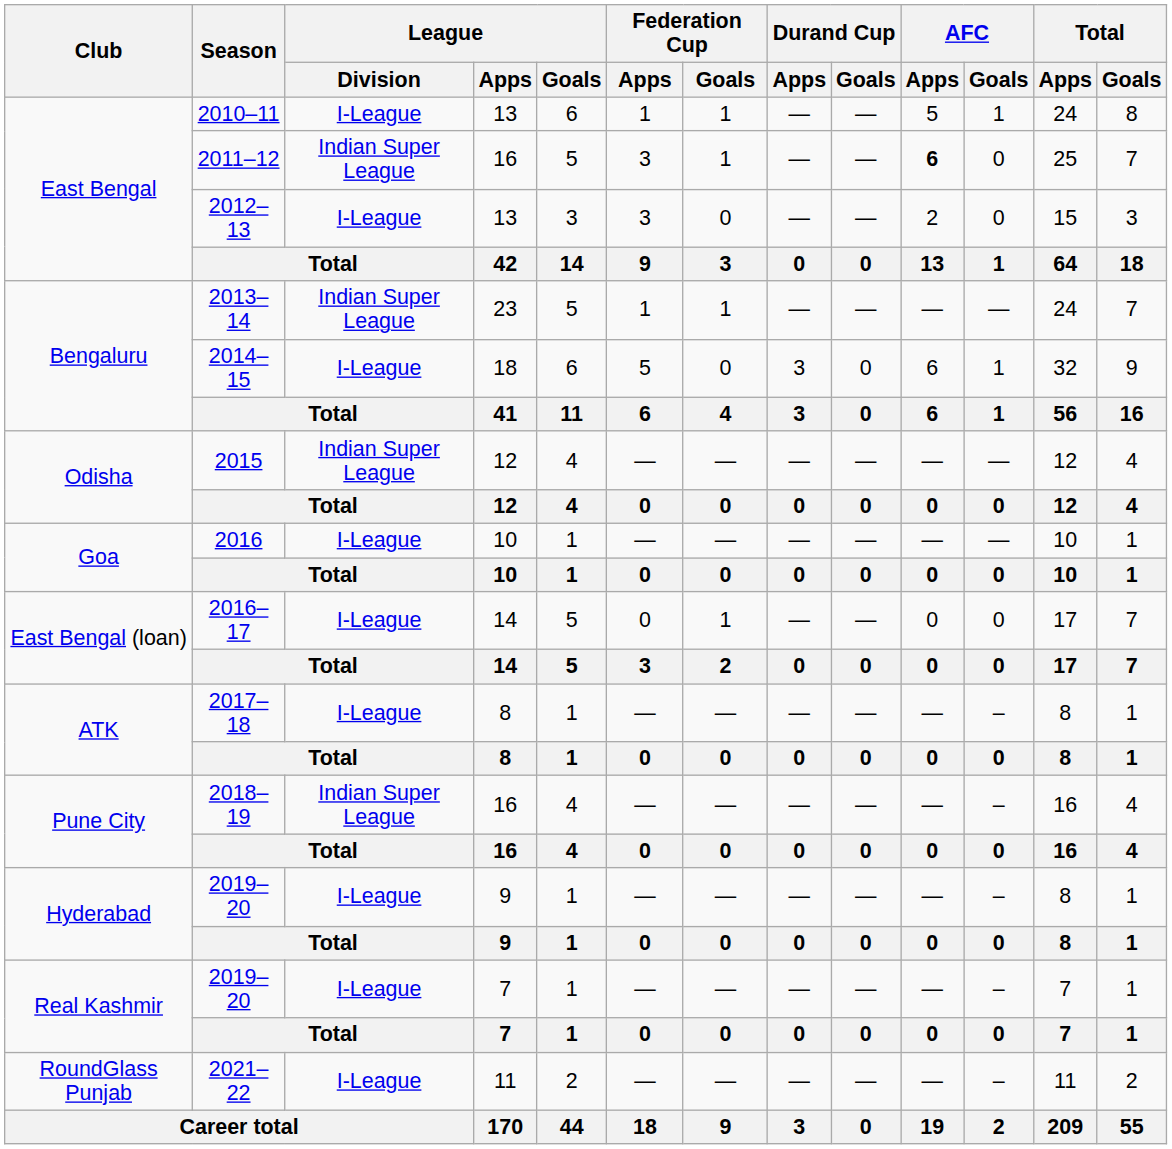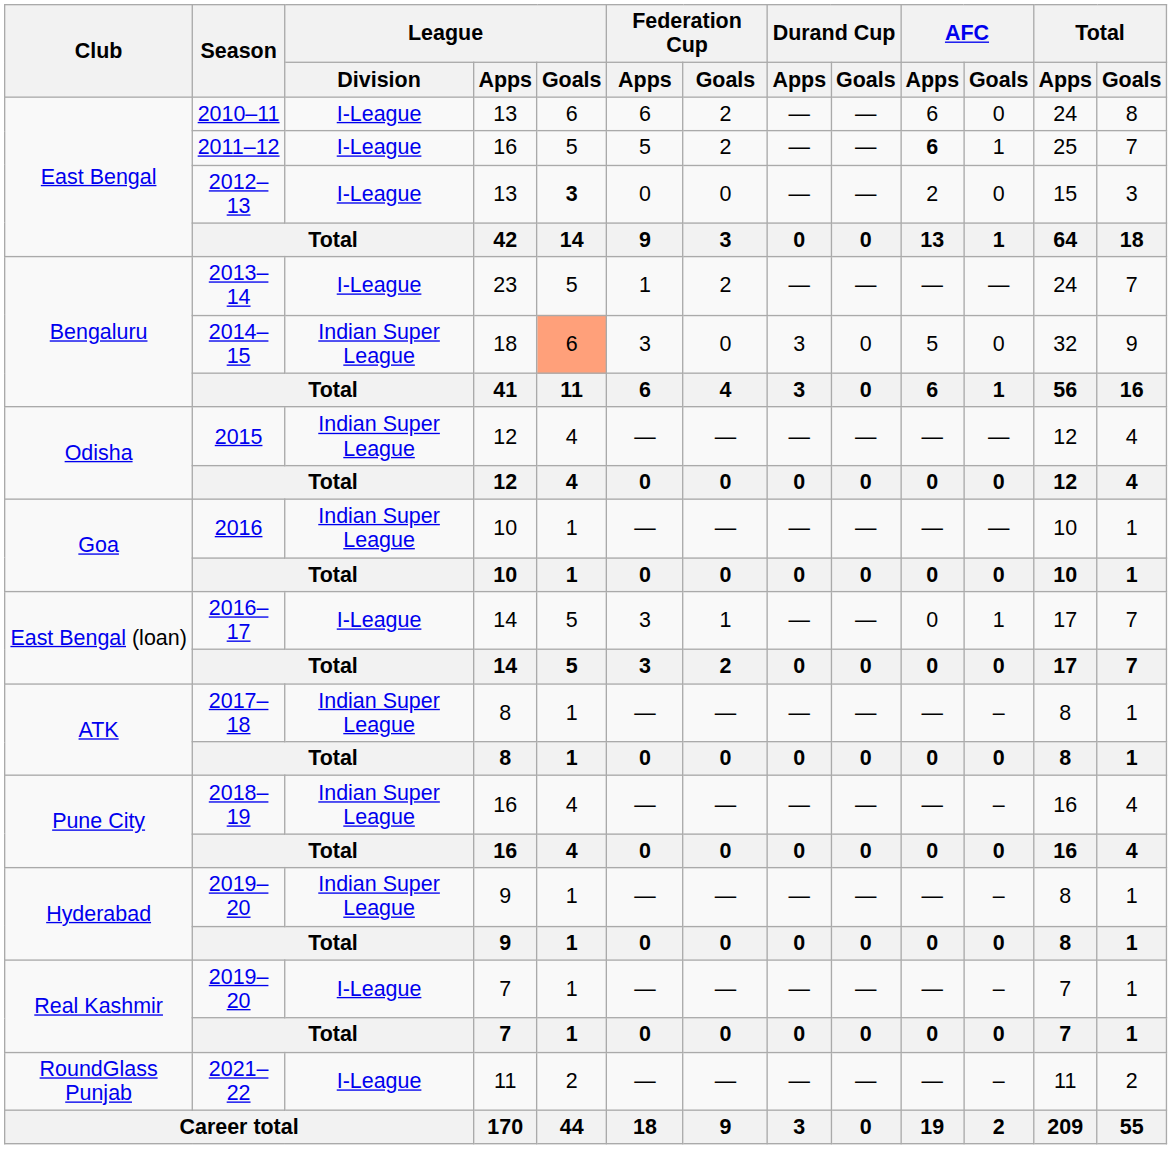(645, 113) 1 -> (645, 113) 6
(725, 113) 1 -> (725, 113) 2
(932, 113) 5 -> (932, 113) 6
(999, 113) 1 -> (999, 113) 0
(379, 159) Indian Super League -> (379, 147) I-League
(645, 159) 3 -> (645, 147) 5
(725, 159) 1 -> (725, 147) 2
(999, 159) 0 -> (999, 147) 1
(572, 217) normal -> (572, 193) bold
(645, 217) 3 -> (645, 193) 0
(379, 309) Indian Super League -> (379, 285) I-League
(725, 309) 1 -> (725, 285) 2
(379, 368) I-League -> (379, 343) Indian Super League
(572, 368) no background -> (572, 343) lightsalmon background
(645, 368) 5 -> (645, 343) 3
(932, 368) 6 -> (932, 343) 5
(999, 368) 1 -> (999, 343) 0
(379, 540) I-League -> (379, 528) Indian Super League
(645, 620) 0 -> (645, 620) 3
(999, 620) 0 -> (999, 620) 1
(379, 712) I-League -> (379, 712) Indian Super League
(379, 896) I-League -> (379, 896) Indian Super League
